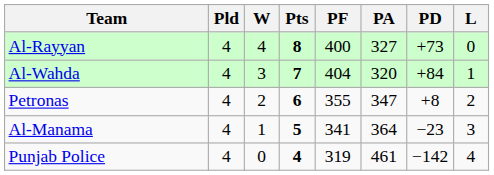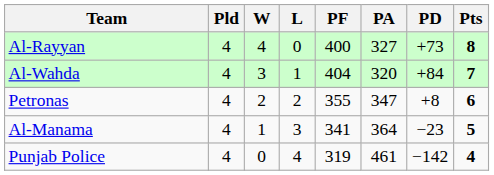columns swapped: (471, 18) <-> (297, 18)
